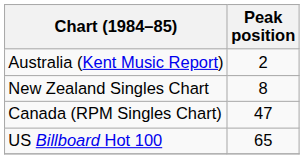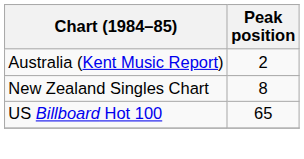- row: (115, 114)
